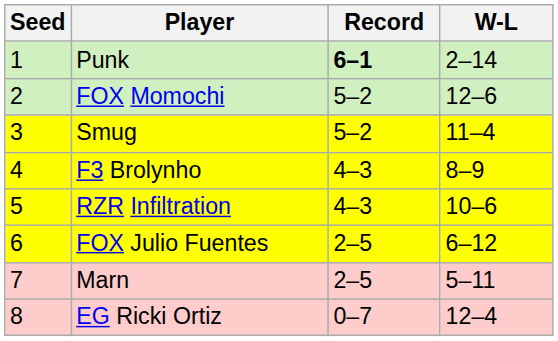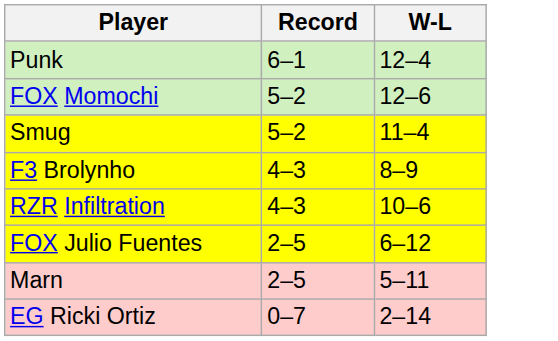- column: (38, 22)
(353, 59) bold -> (287, 59) normal
(471, 59) 2–14 -> (405, 59) 12–4
(471, 317) 12–4 -> (405, 317) 2–14
